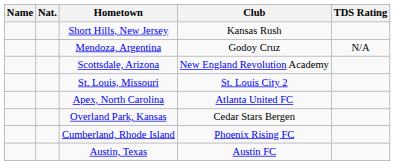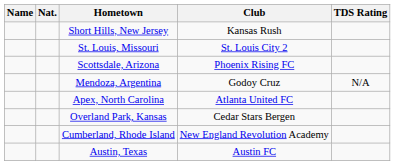rows swapped: (118, 48) <-> (118, 82)
(254, 65) New England Revolution Academy -> (254, 65) Phoenix Rising FC
(254, 134) Phoenix Rising FC -> (254, 134) New England Revolution Academy
